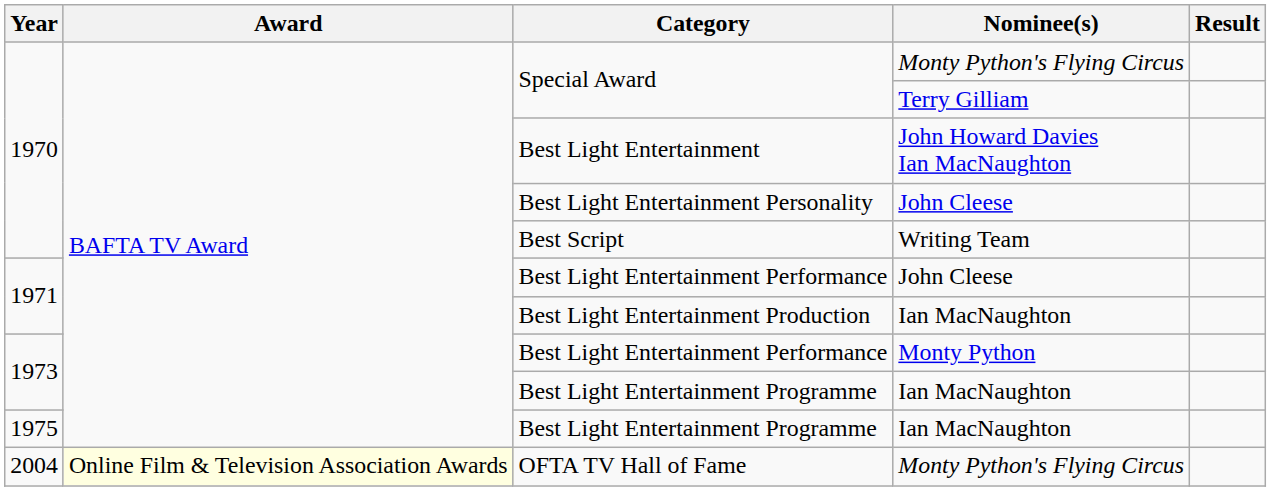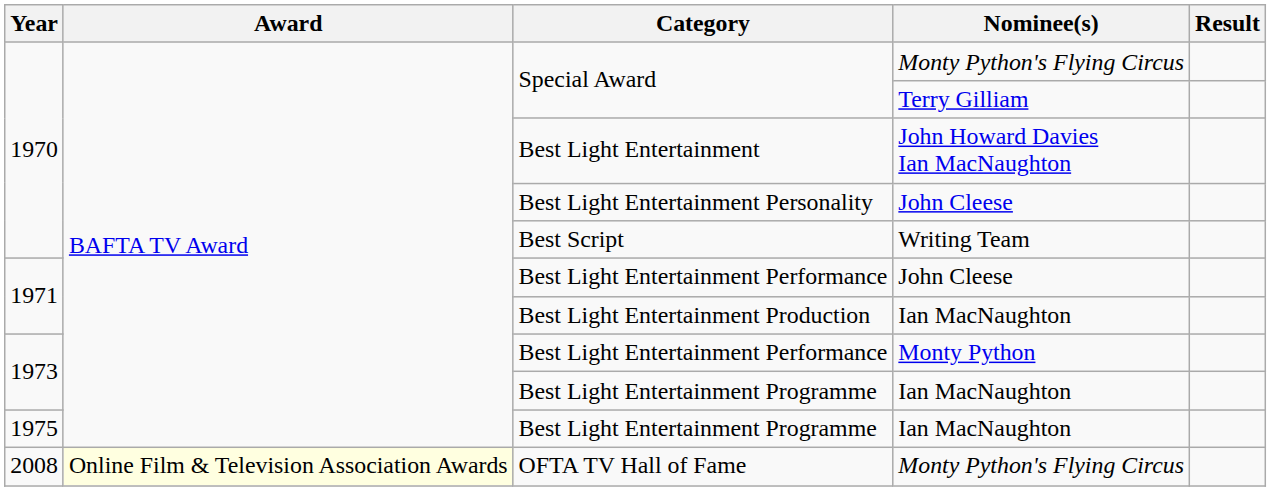(34, 466) 2004 -> (34, 466) 2008
